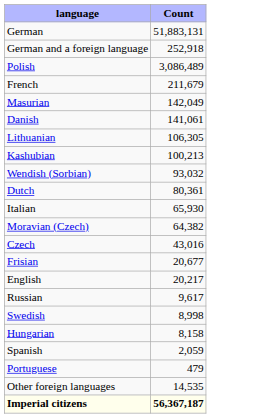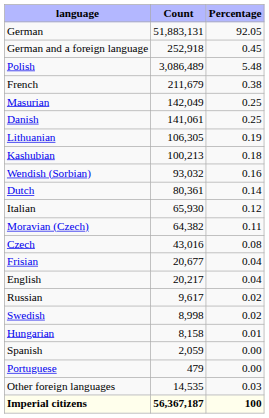+ column: (235, 13)
